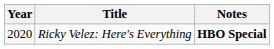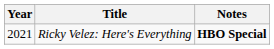(20, 34) 2020 -> (20, 34) 2021
